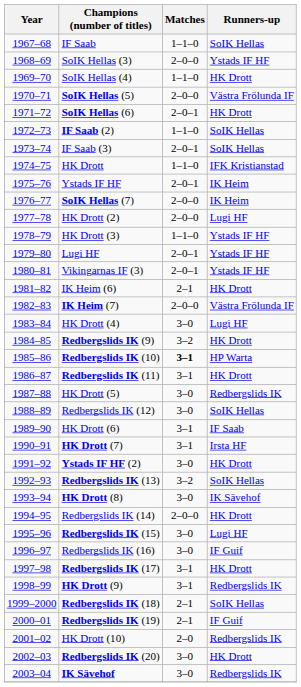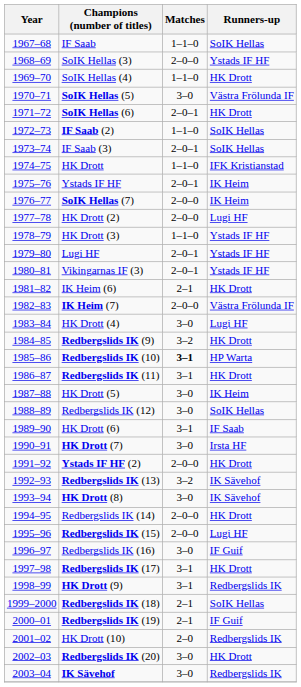(185, 95) 2–0–0 -> (185, 95) 3–0
(246, 393) Redbergslids IK -> (229, 393) IK Heim
(185, 445) 3–1 -> (185, 445) 3–0
(185, 463) 3–0 -> (185, 463) 2–0–0
(237, 480) SoIK Hellas -> (235, 480) IK Sävehof
(185, 533) 3–0 -> (185, 533) 2–0–0
